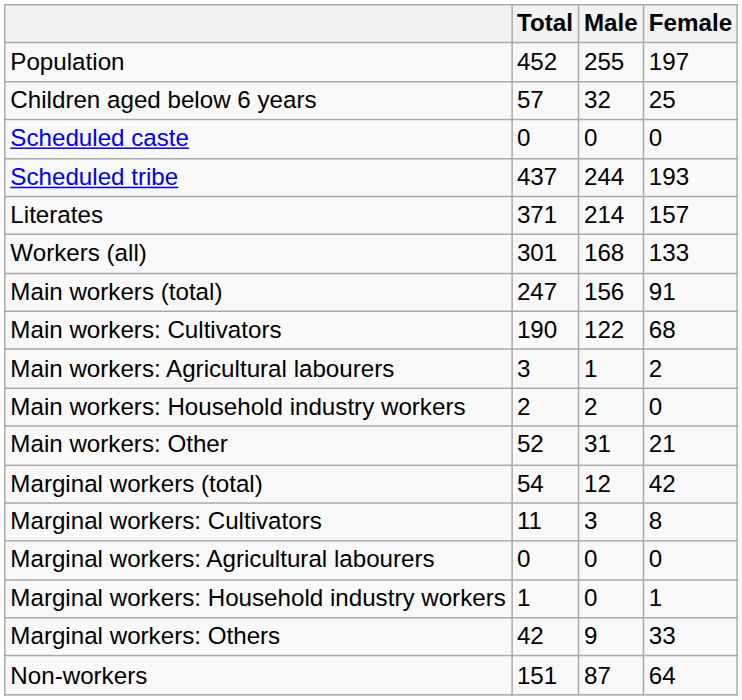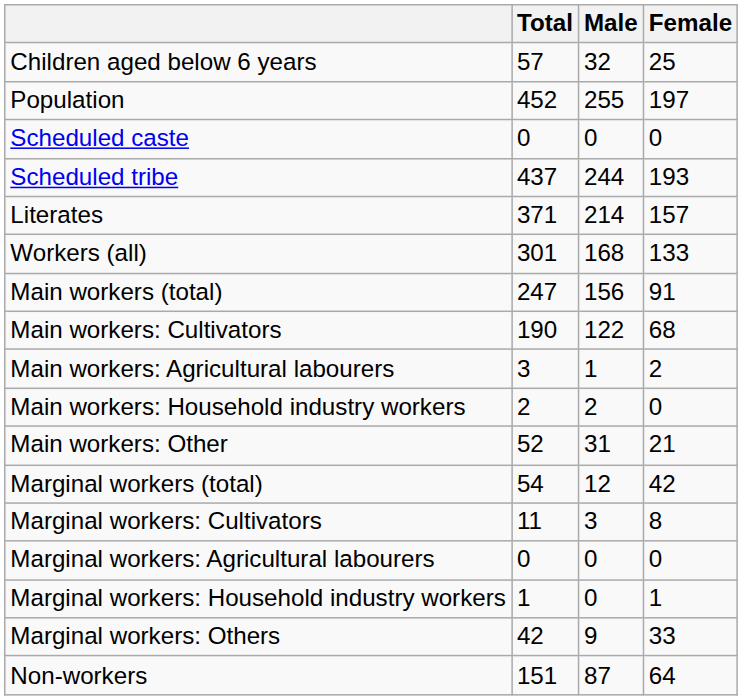rows swapped: (67, 61) <-> (163, 100)
